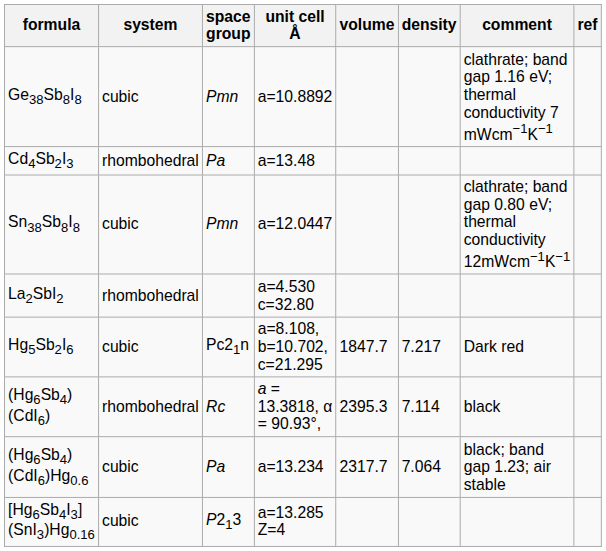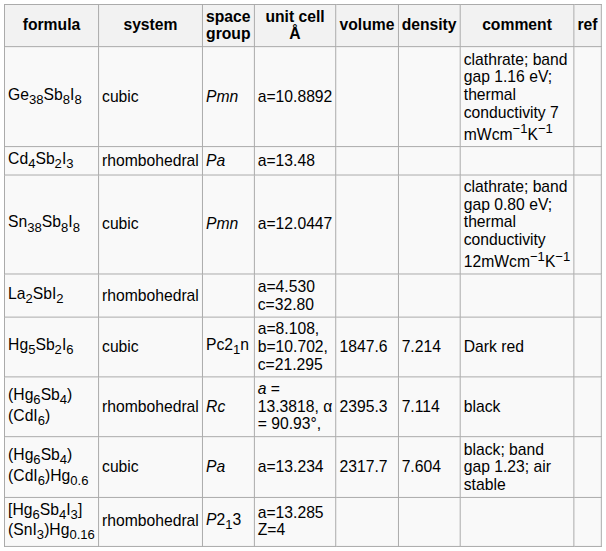(364, 346) 1847.7 -> (364, 346) 1847.6
(421, 346) 7.217 -> (421, 346) 7.214
(421, 467) 7.064 -> (421, 467) 7.604
(120, 521) cubic -> (150, 521) rhombohedral
